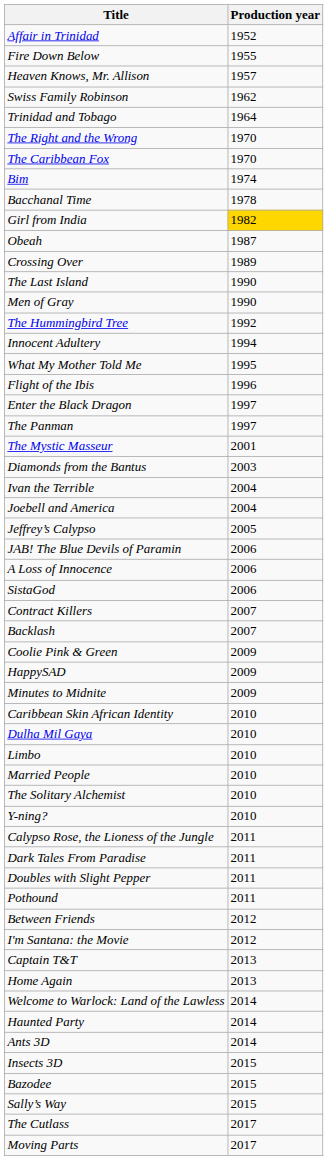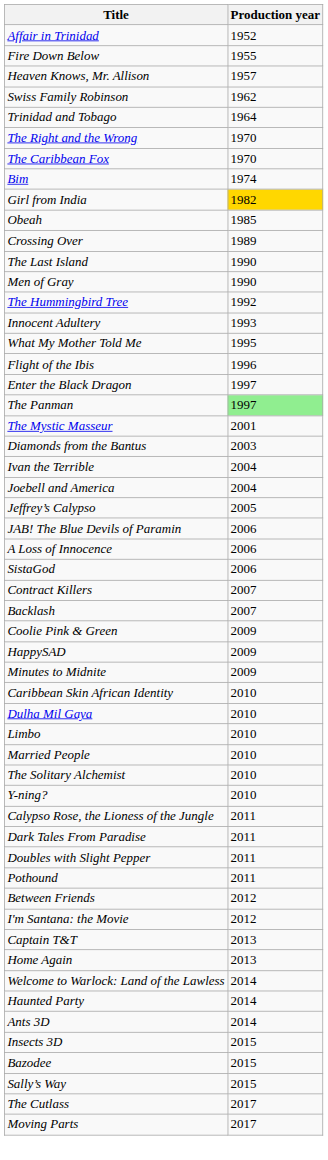- row: (49, 199)
(244, 240) 1987 -> (244, 220) 1985
(244, 343) 1994 -> (244, 323) 1993
(244, 425) no background -> (244, 405) lightgreen background
